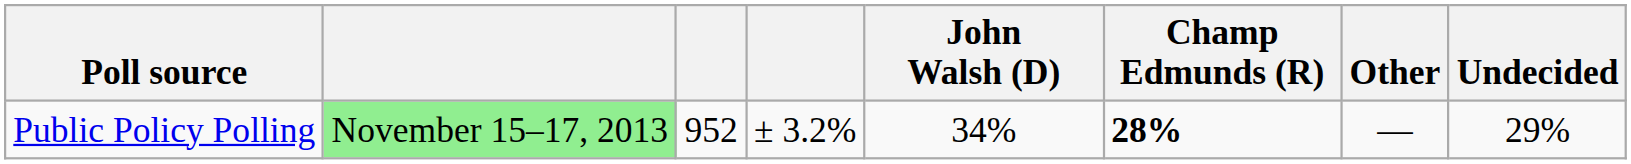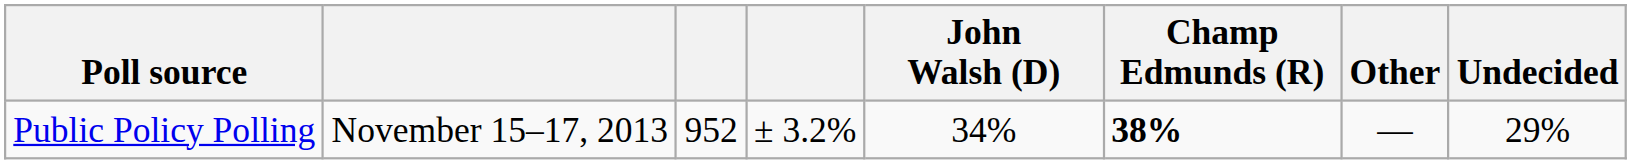(500, 128) lightgreen background -> (500, 128) no background
(1147, 128) 28% -> (1147, 128) 38%
